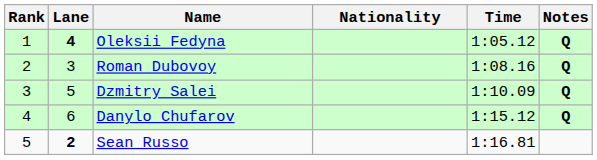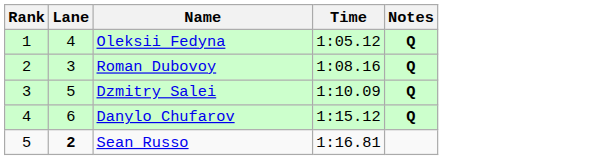- column: (390, 17)
(71, 42) bold -> (71, 42) normal
